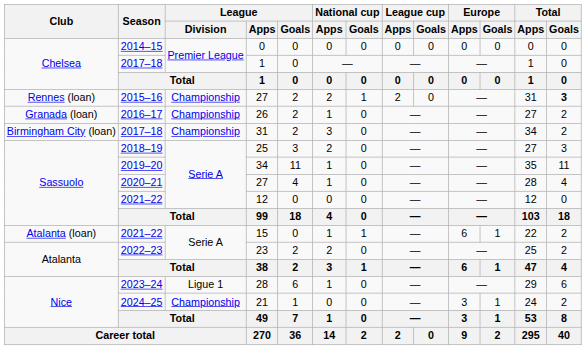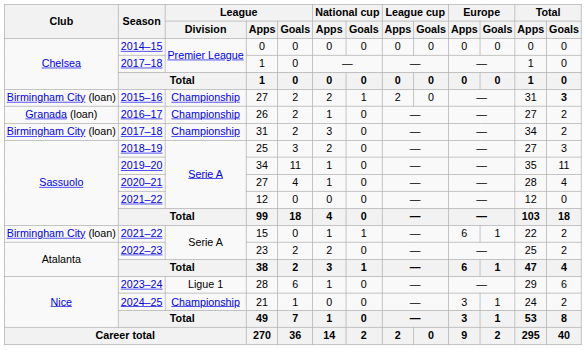(61, 98) Rennes (loan) -> (61, 98) Birmingham City (loan)
(61, 234) Atalanta (loan) -> (61, 234) Birmingham City (loan)
